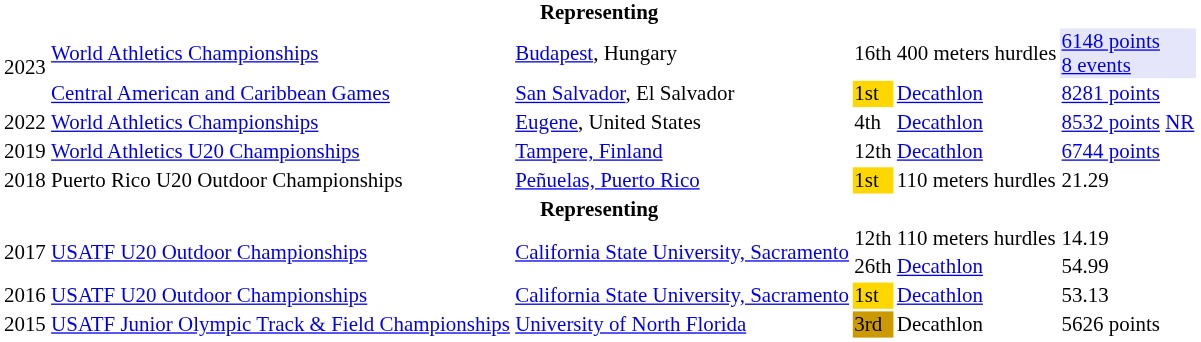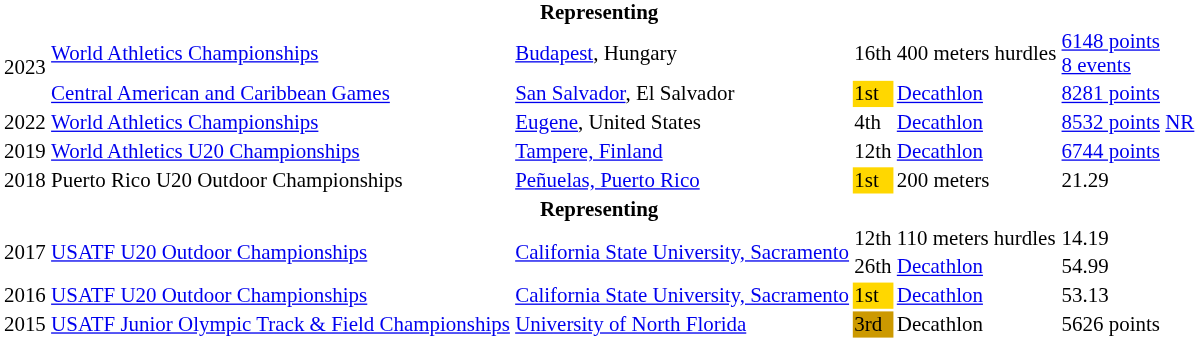(1111, 53) lavender background -> (1111, 53) no background
(976, 180) 110 meters hurdles -> (943, 180) 200 meters
